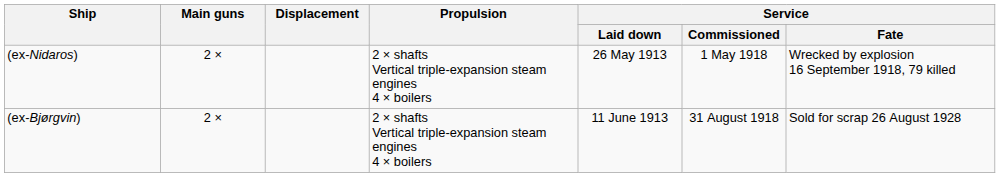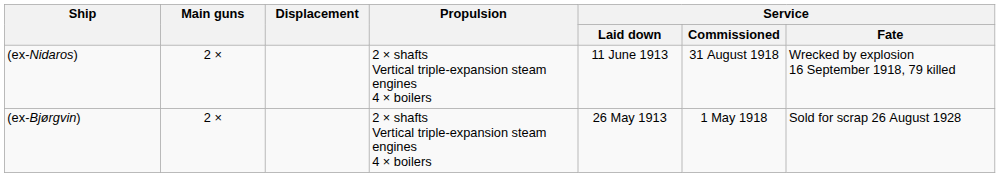(630, 55) 26 May 1913 -> (630, 55) 11 June 1913
(734, 55) 1 May 1918 -> (734, 55) 31 August 1918
(630, 118) 11 June 1913 -> (630, 118) 26 May 1913
(734, 118) 31 August 1918 -> (734, 118) 1 May 1918
